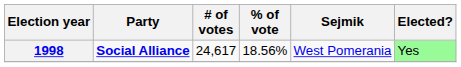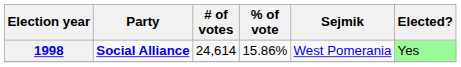(216, 51) 24,617 -> (216, 51) 24,614
(265, 51) 18.56% -> (265, 51) 15.86%
